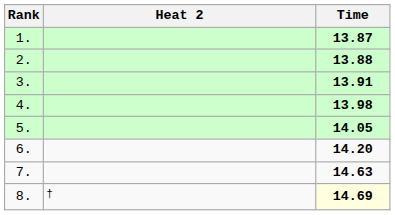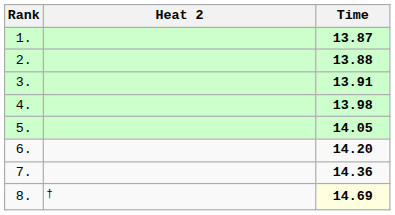(353, 172) 14.63 -> (353, 172) 14.36
